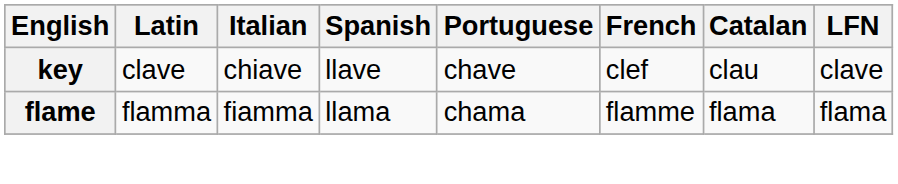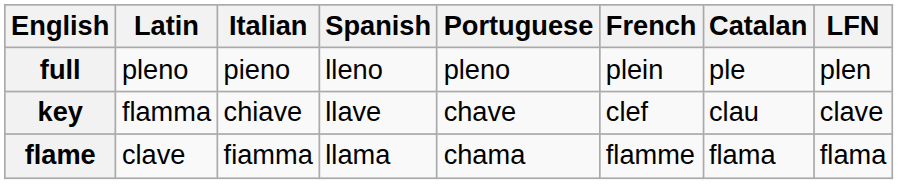+ row: (60, 69)
(154, 69) clave -> (166, 112) flamma
(166, 112) flamma -> (154, 155) clave
